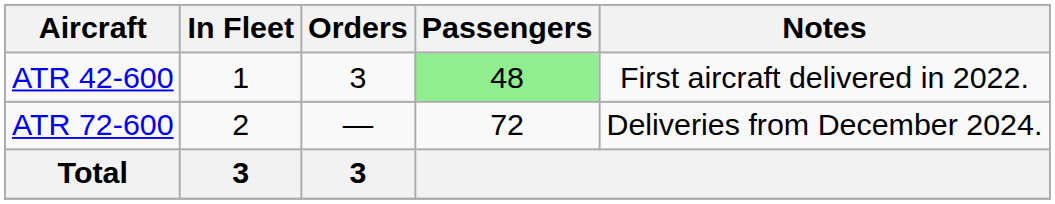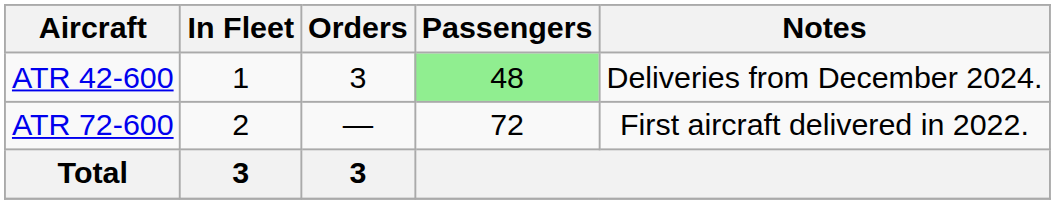(824, 76) First aircraft delivered in 2022. -> (824, 76) Deliveries from December 2024.
(824, 125) Deliveries from December 2024. -> (824, 125) First aircraft delivered in 2022.
